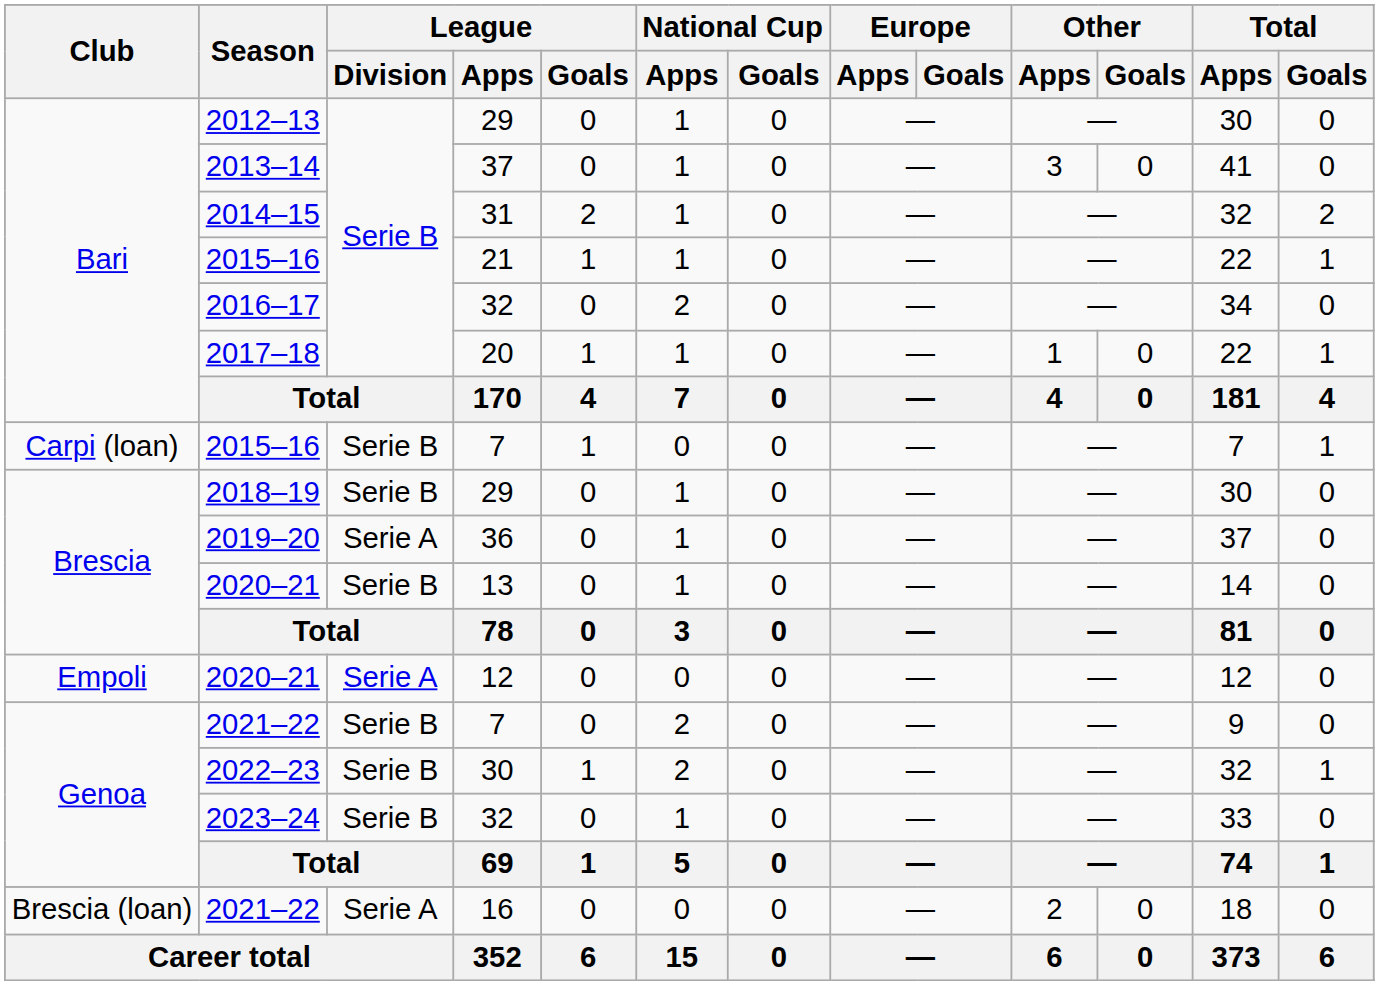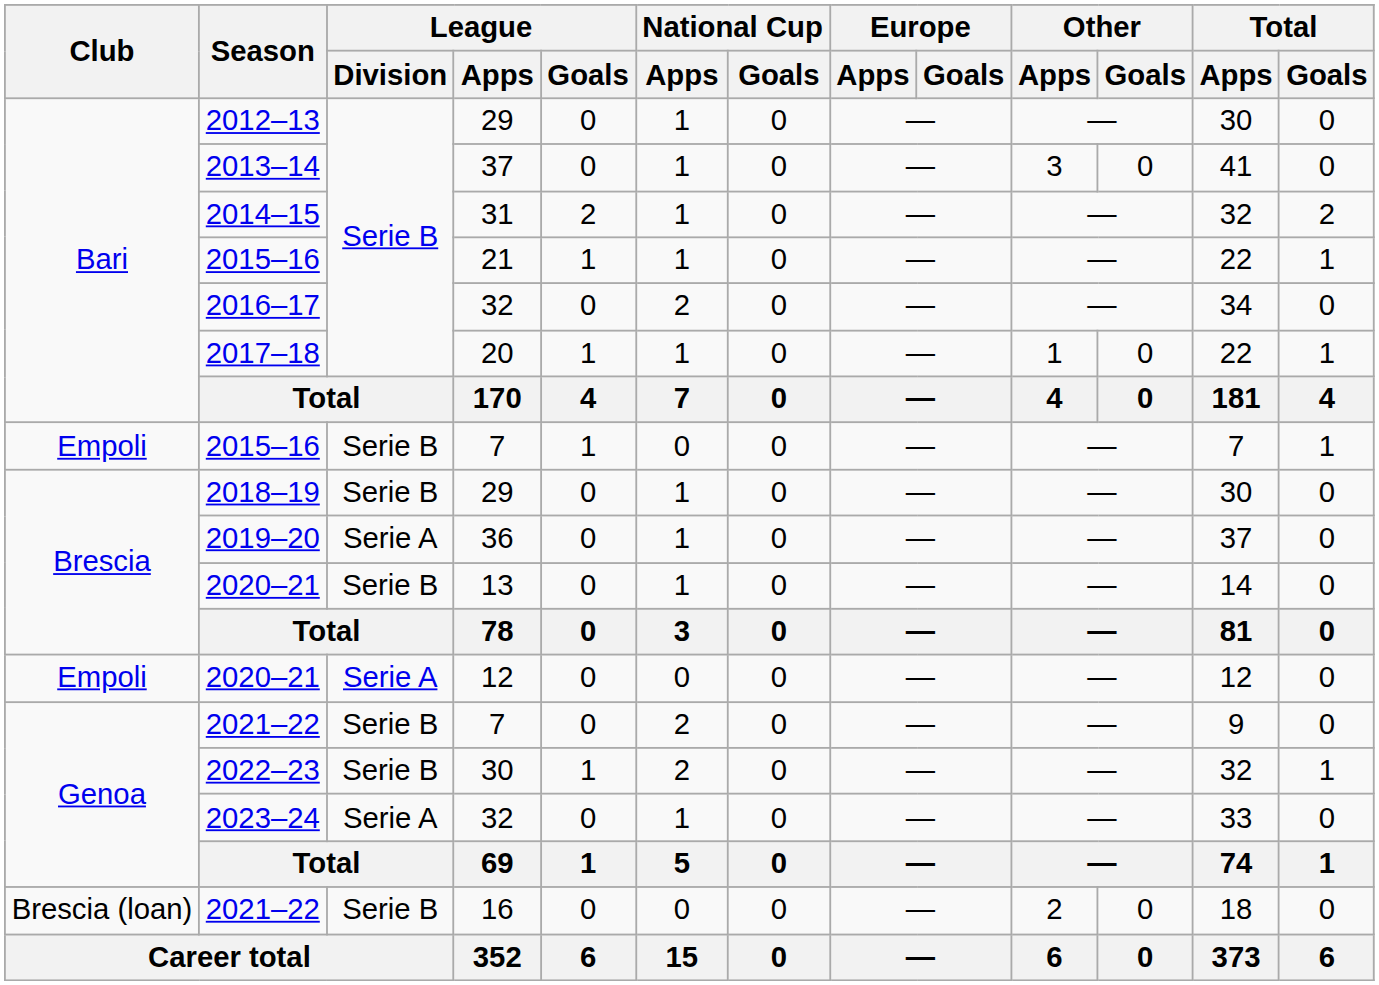(102, 445) Carpi (loan) -> (102, 445) Empoli
(390, 817) Serie B -> (390, 817) Serie A
(390, 910) Serie A -> (390, 910) Serie B
